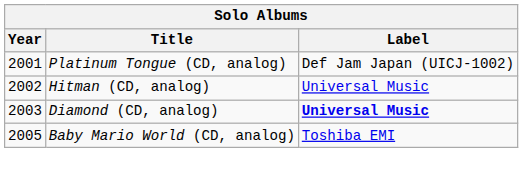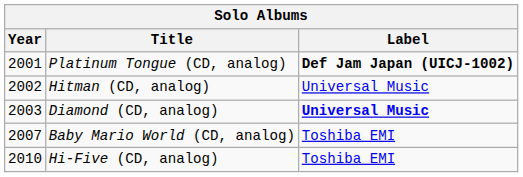(408, 64) normal -> (408, 64) bold
(25, 135) 2005 -> (25, 135) 2007
+ row: (134, 159)
